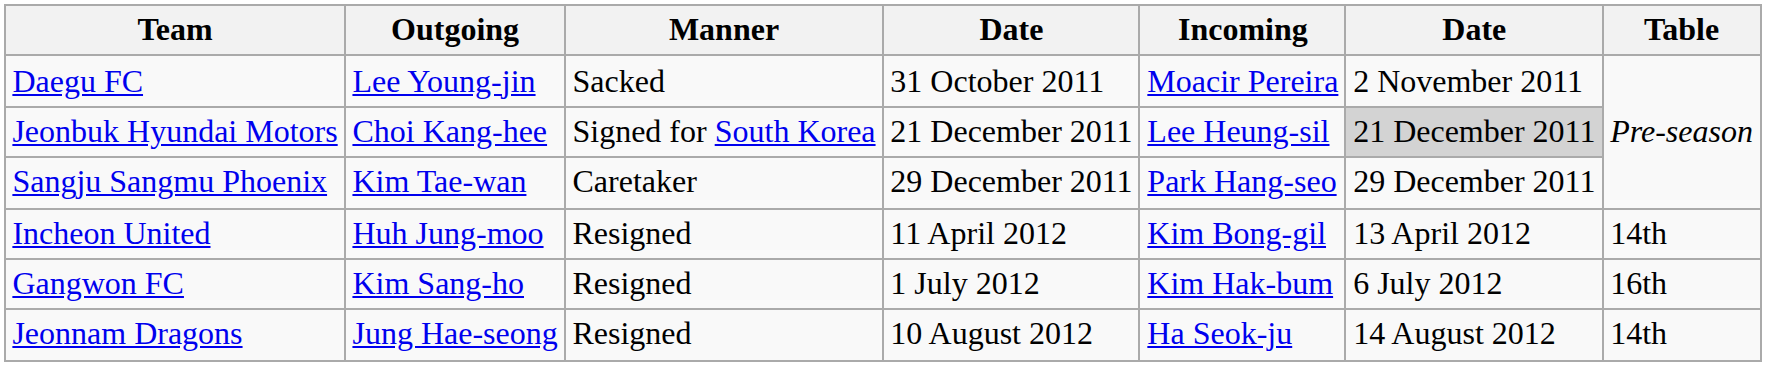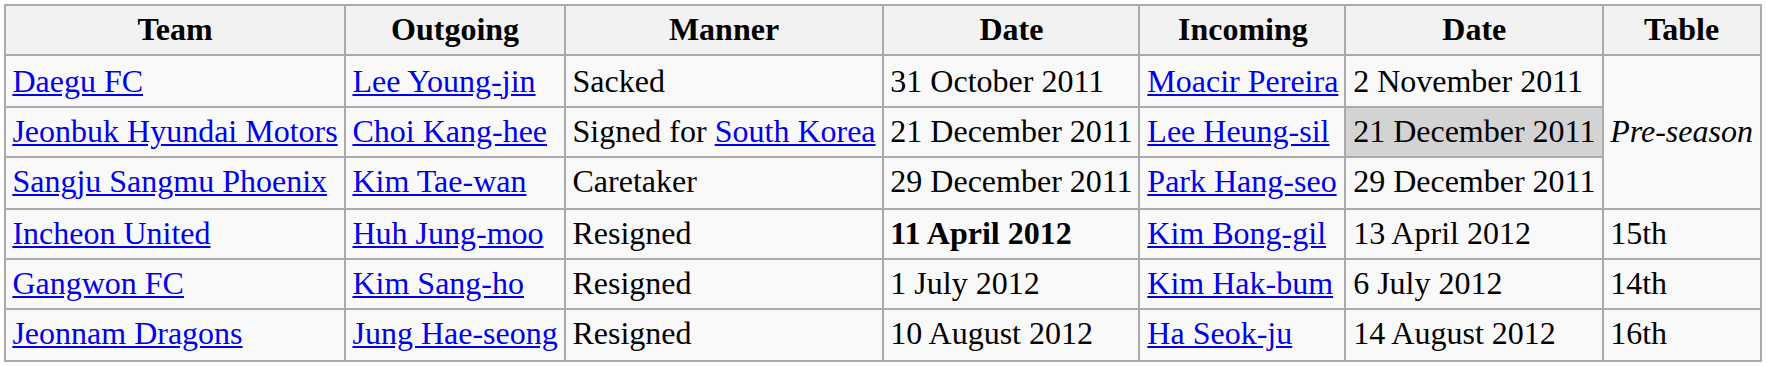(979, 232) normal -> (981, 232) bold
(1639, 232) 14th -> (1639, 232) 15th
(1639, 283) 16th -> (1639, 283) 14th
(1639, 334) 14th -> (1639, 334) 16th
